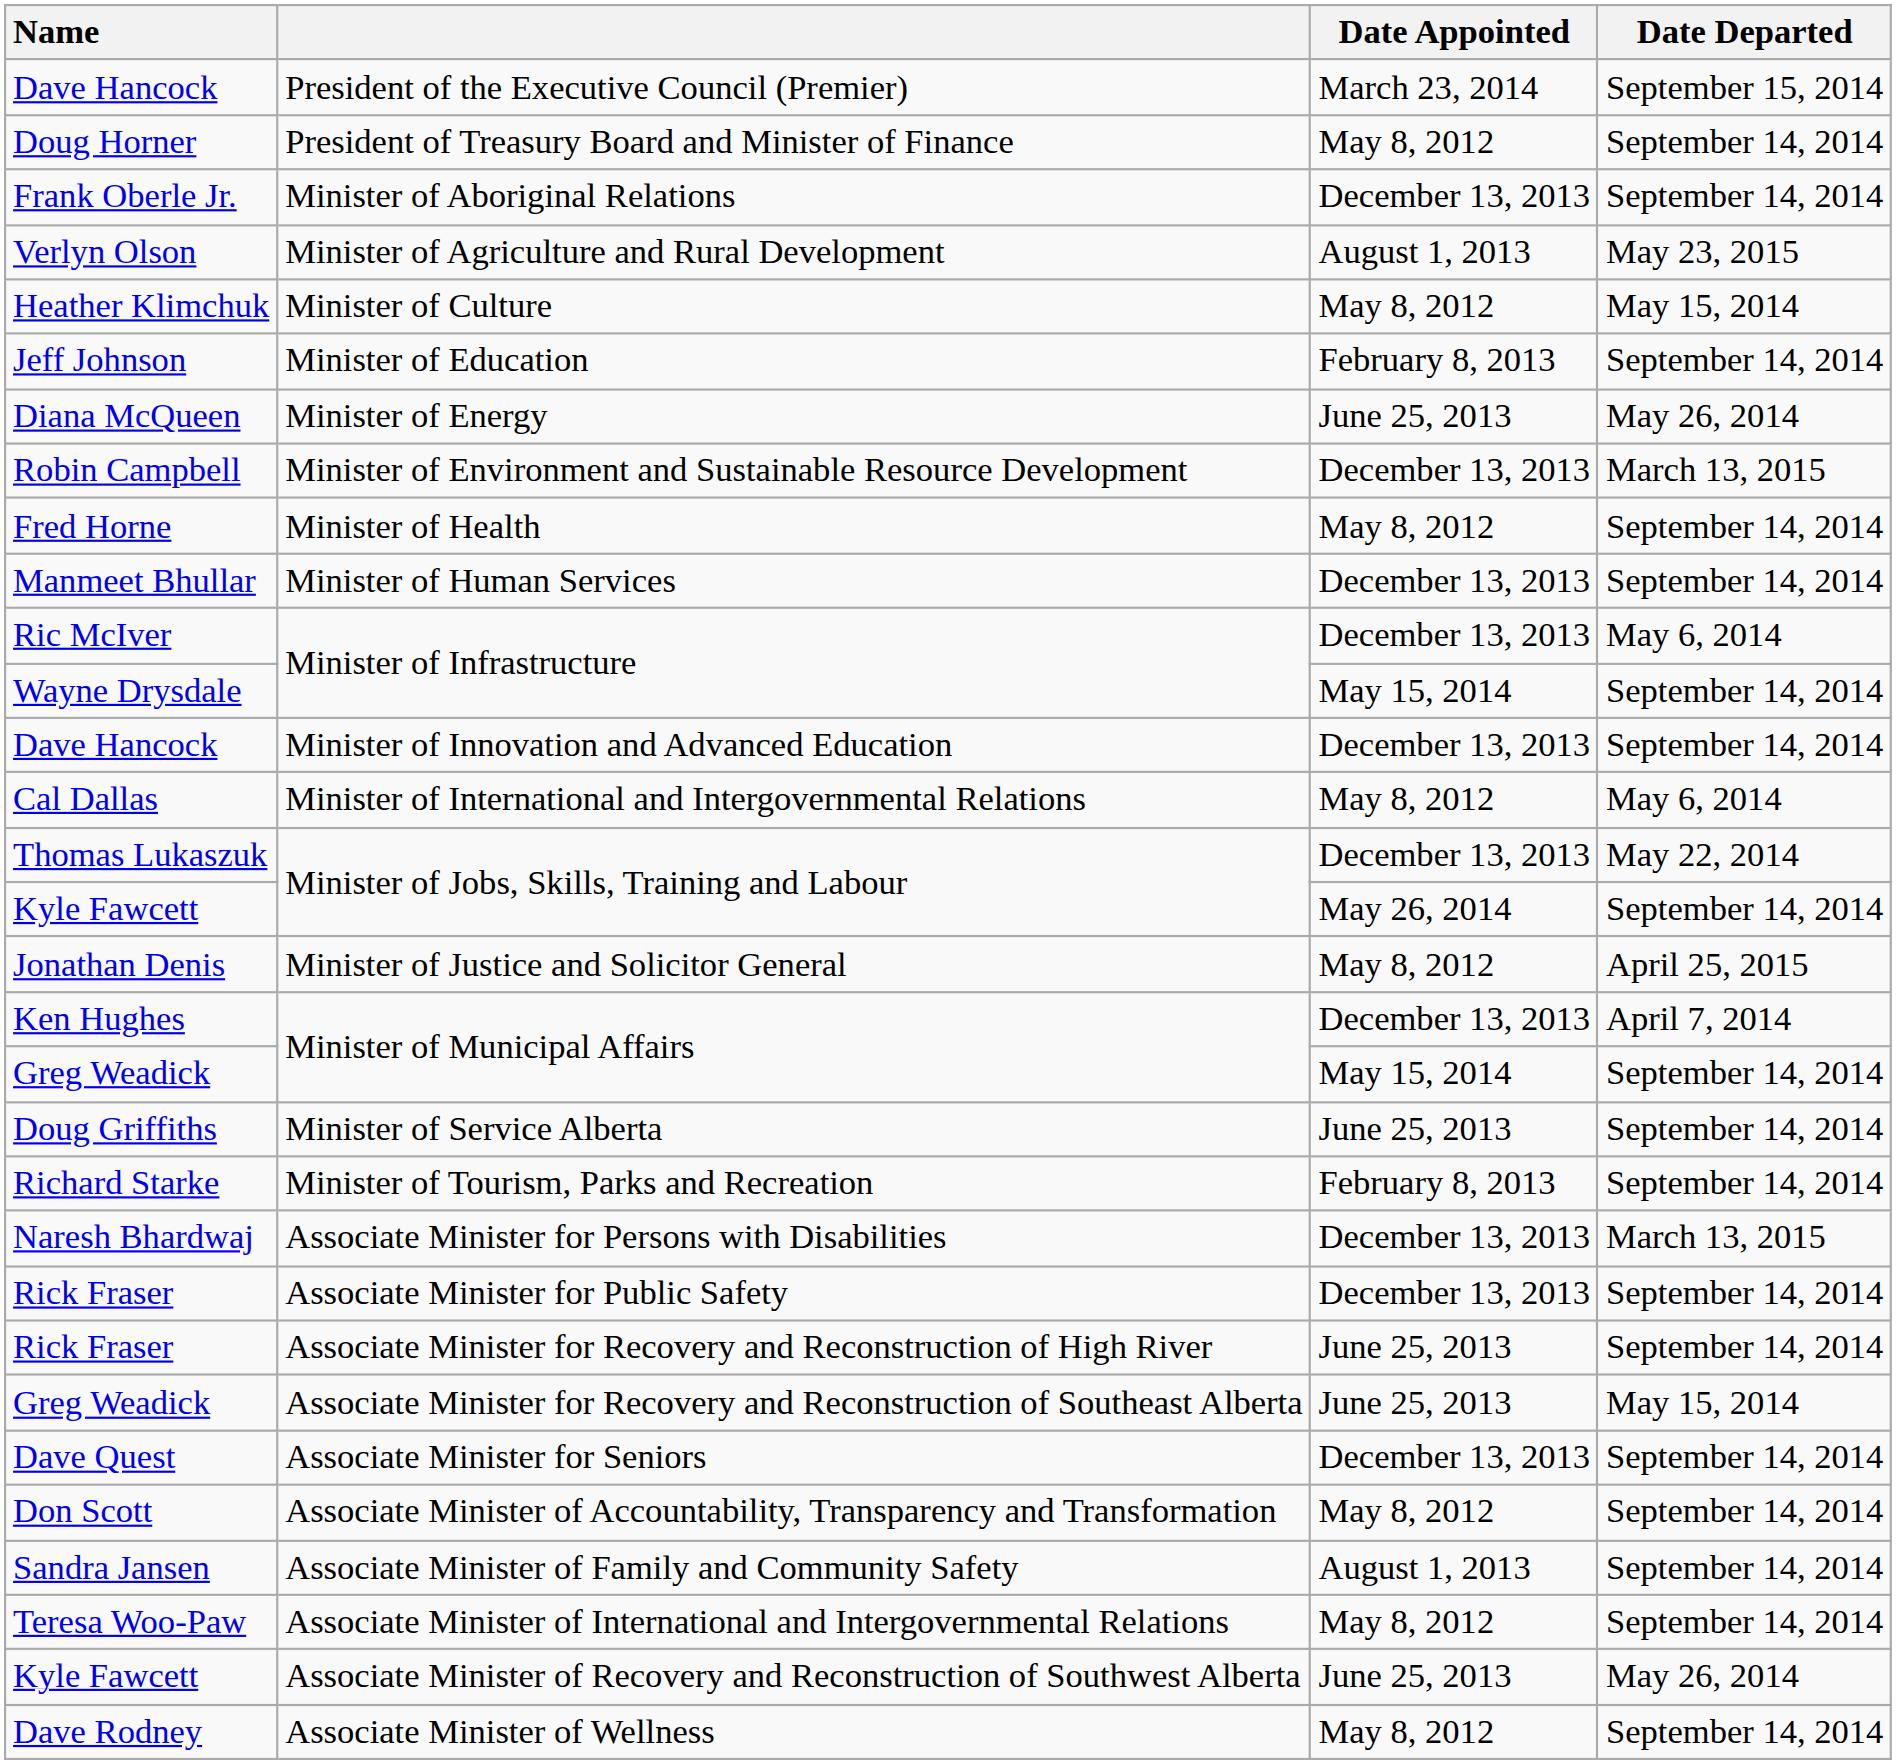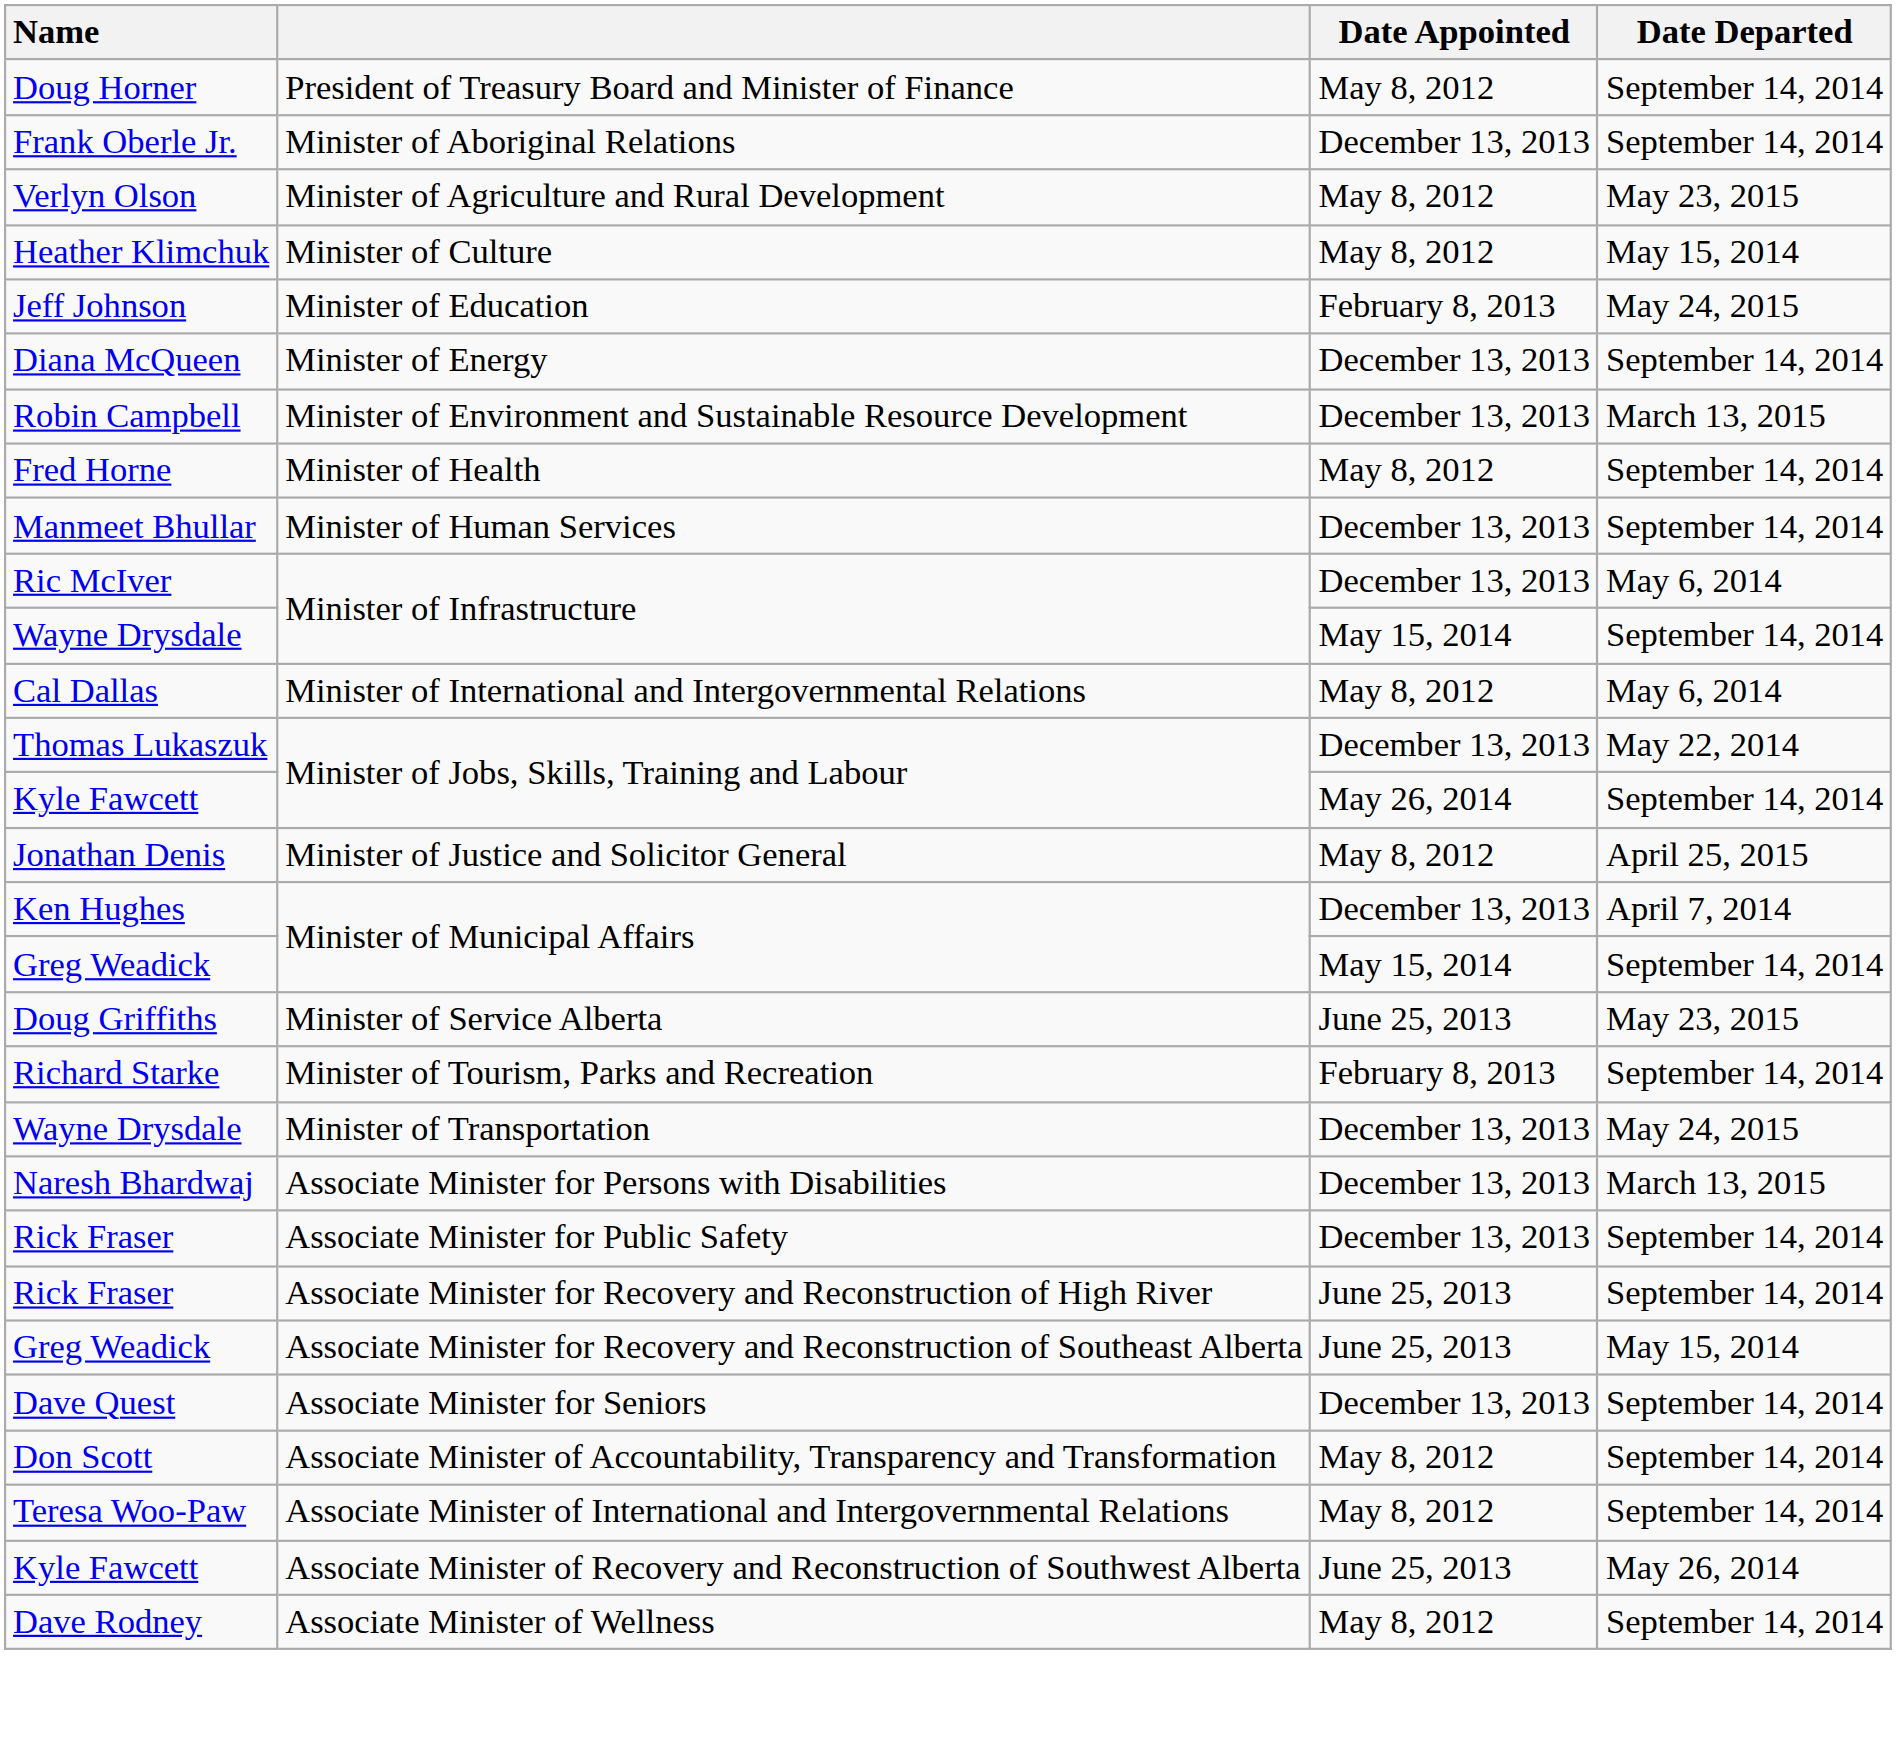- row: (115, 86)
(1425, 251) August 1, 2013 -> (1406, 196) May 8, 2012
(1745, 360) September 14, 2014 -> (1702, 305) May 24, 2015
(1415, 415) June 25, 2013 -> (1454, 360) December 13, 2013
(1702, 415) May 26, 2014 -> (1745, 360) September 14, 2014
- row: (115, 744)
(1745, 1128) September 14, 2014 -> (1702, 1018) May 23, 2015
+ row: (127, 1128)
- row: (111, 1566)
